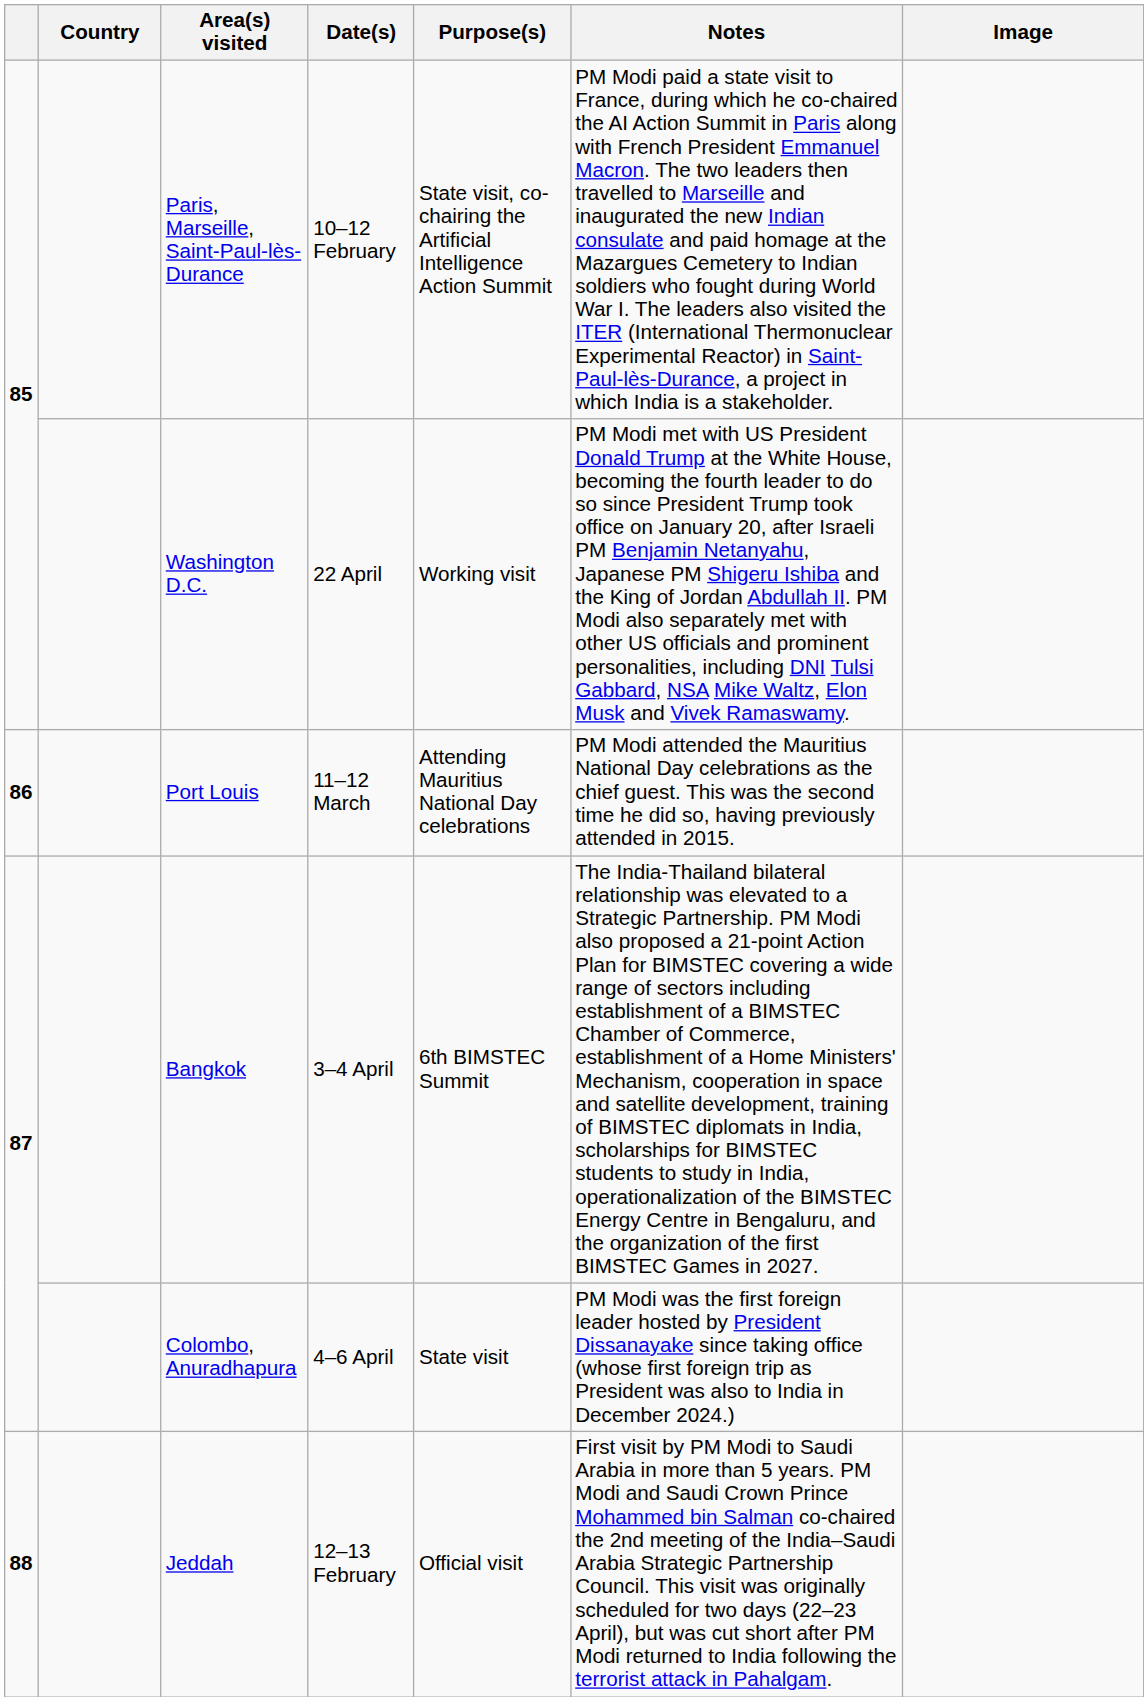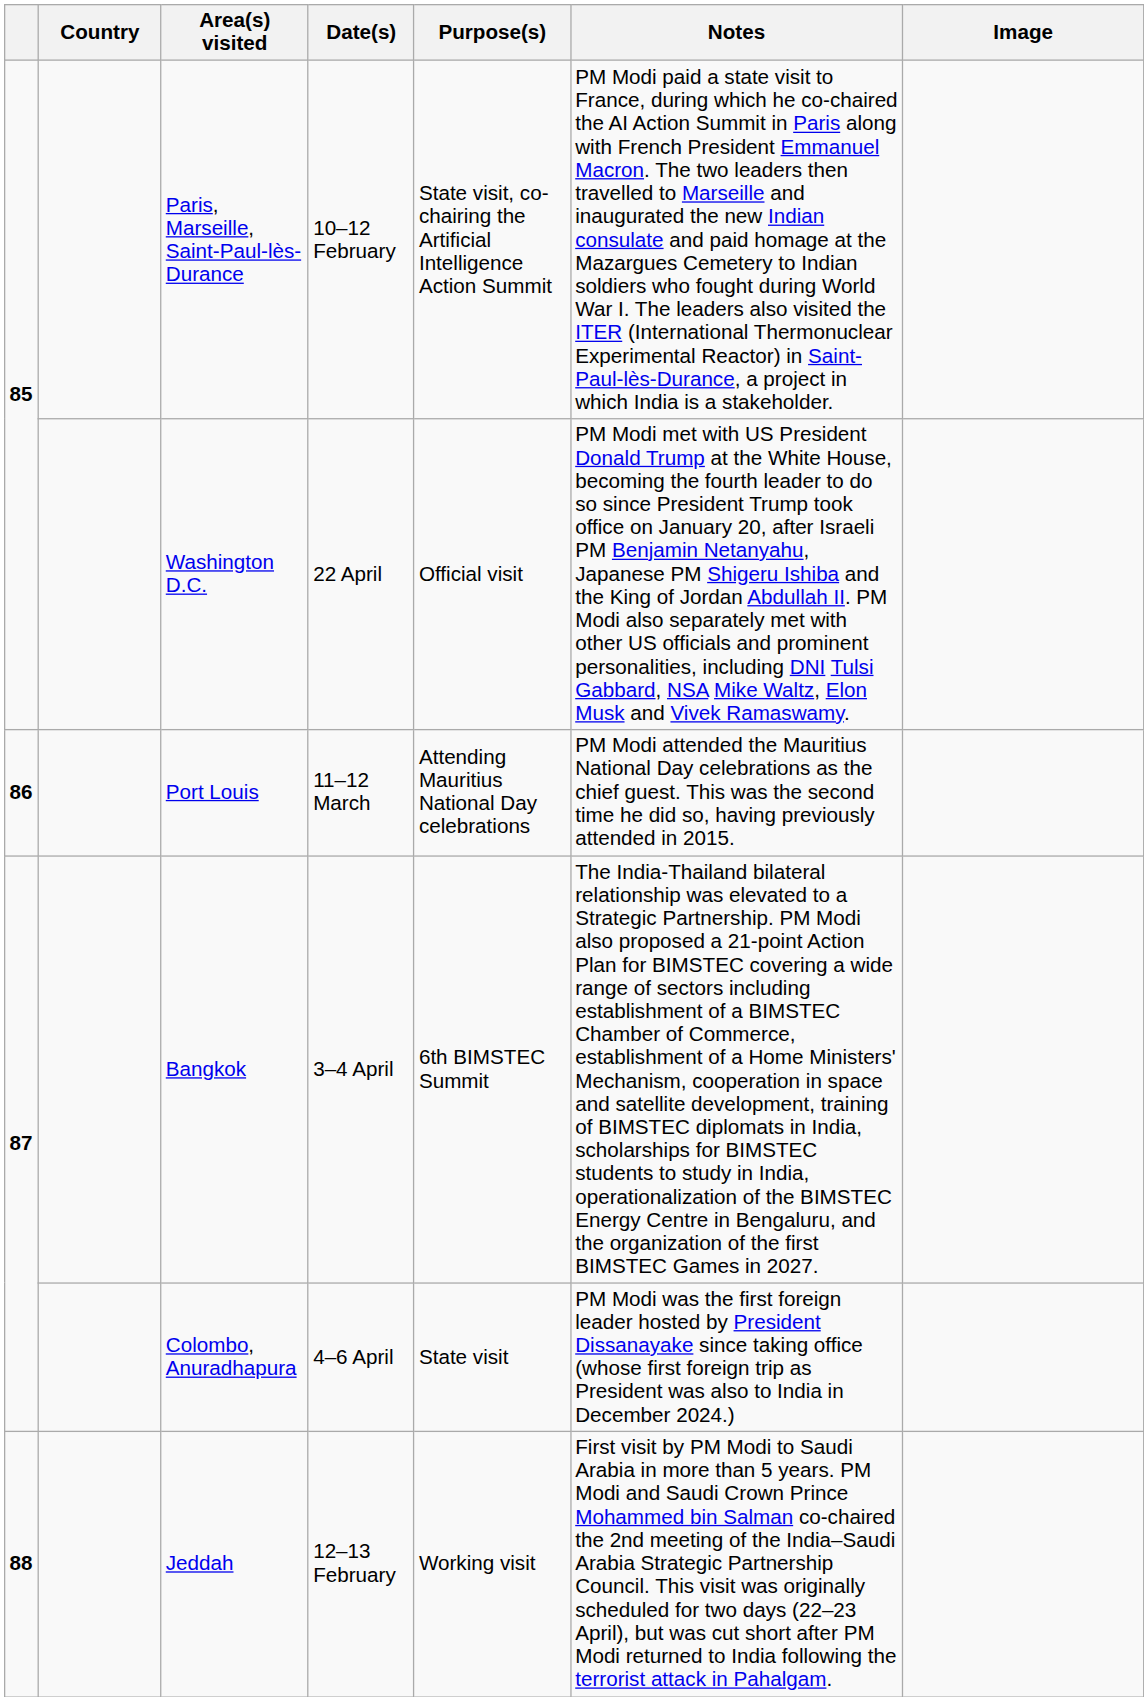(477, 573) Working visit -> (471, 573) Official visit
(471, 1564) Official visit -> (477, 1564) Working visit
